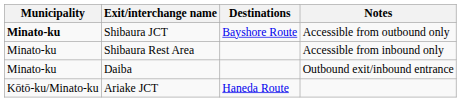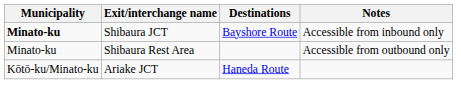(376, 32) Accessible from outbound only -> (373, 32) Accessible from inbound only
(373, 50) Accessible from inbound only -> (376, 50) Accessible from outbound only
- row: (118, 69)
